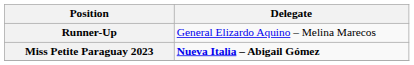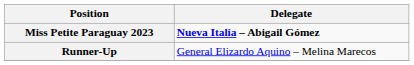rows swapped: (89, 51) <-> (89, 33)
